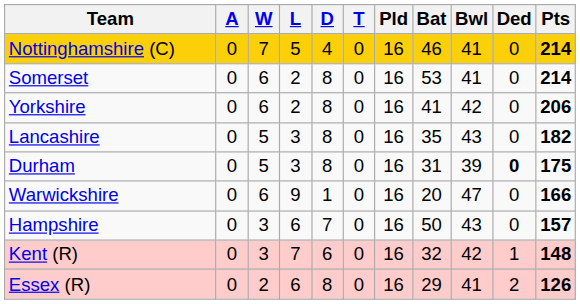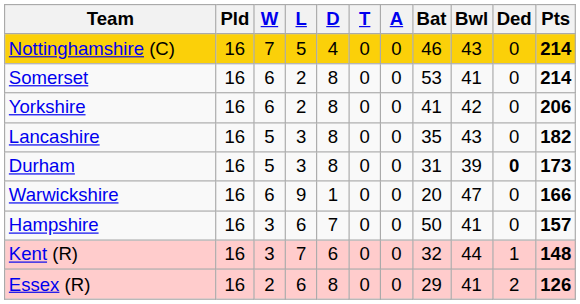columns swapped: (394, 19) <-> (232, 19)
(472, 48) 41 -> (472, 48) 43
(556, 166) 175 -> (556, 166) 173
(472, 225) 43 -> (472, 225) 41
(472, 254) 42 -> (472, 254) 44
